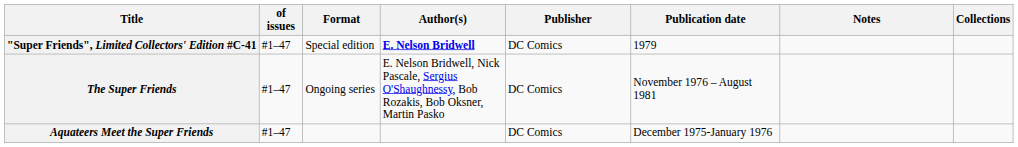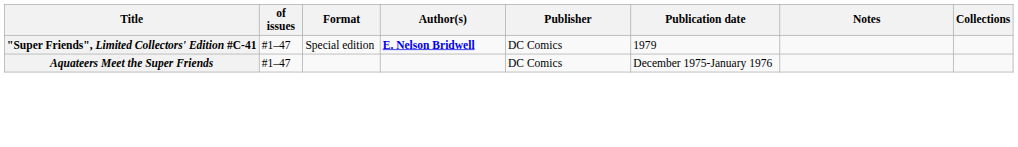- row: (132, 89)
